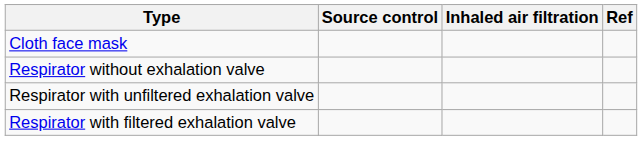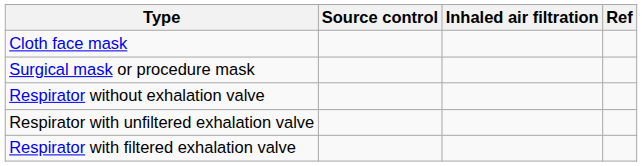+ row: (132, 69)
